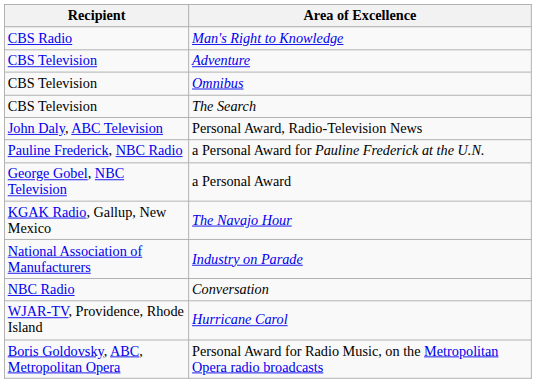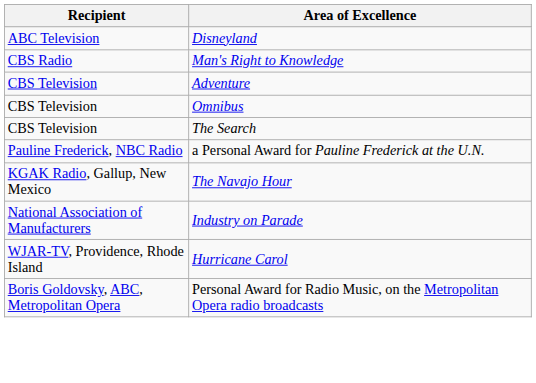+ row: (224, 38)
- row: (307, 128)
- row: (242, 181)
- row: (230, 289)
